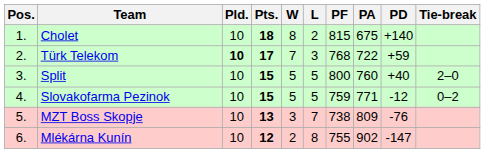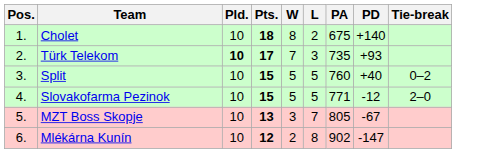- column: (340, 14)
(367, 55) 722 -> (340, 55) 735
(399, 55) +59 -> (371, 55) +93
(448, 76) 2–0 -> (420, 76) 0–2
(448, 96) 0–2 -> (420, 96) 2–0
(367, 117) 809 -> (340, 117) 805
(399, 117) -76 -> (371, 117) -67
